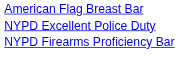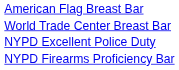+ row: (88, 25)
